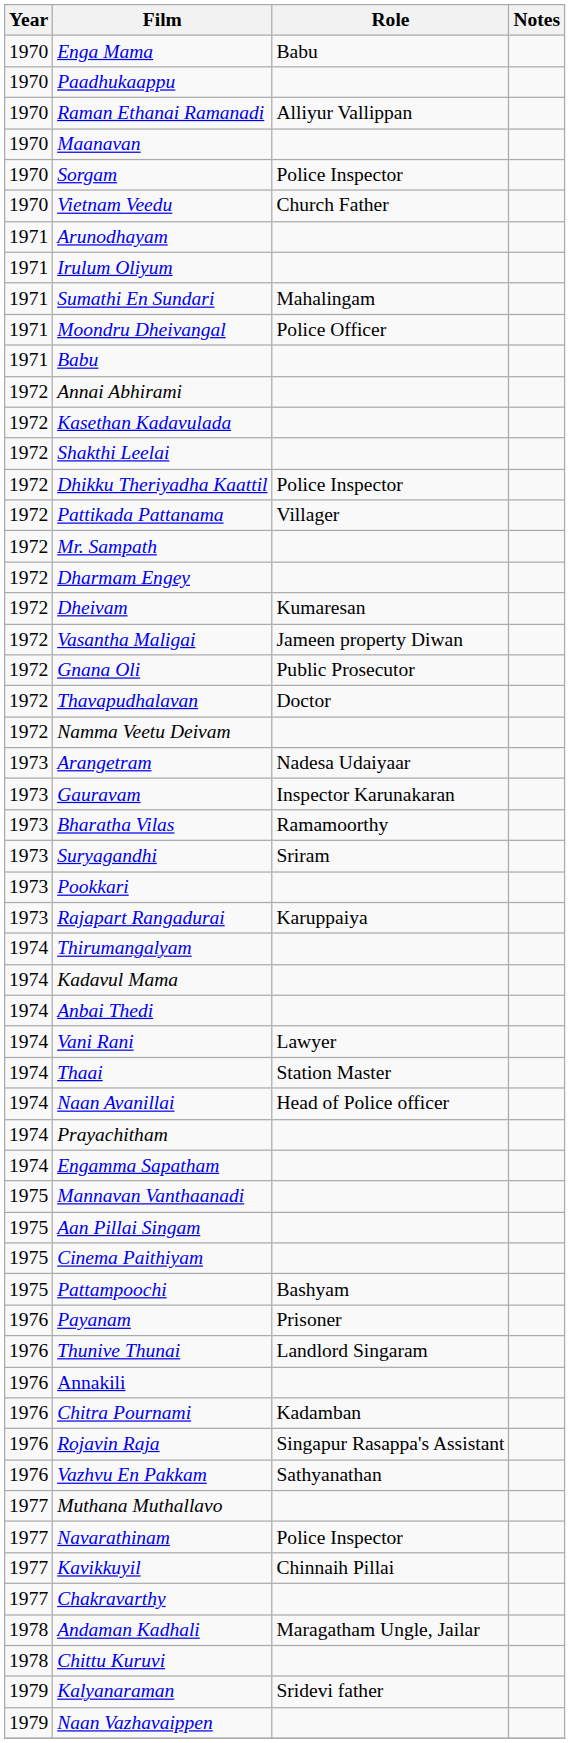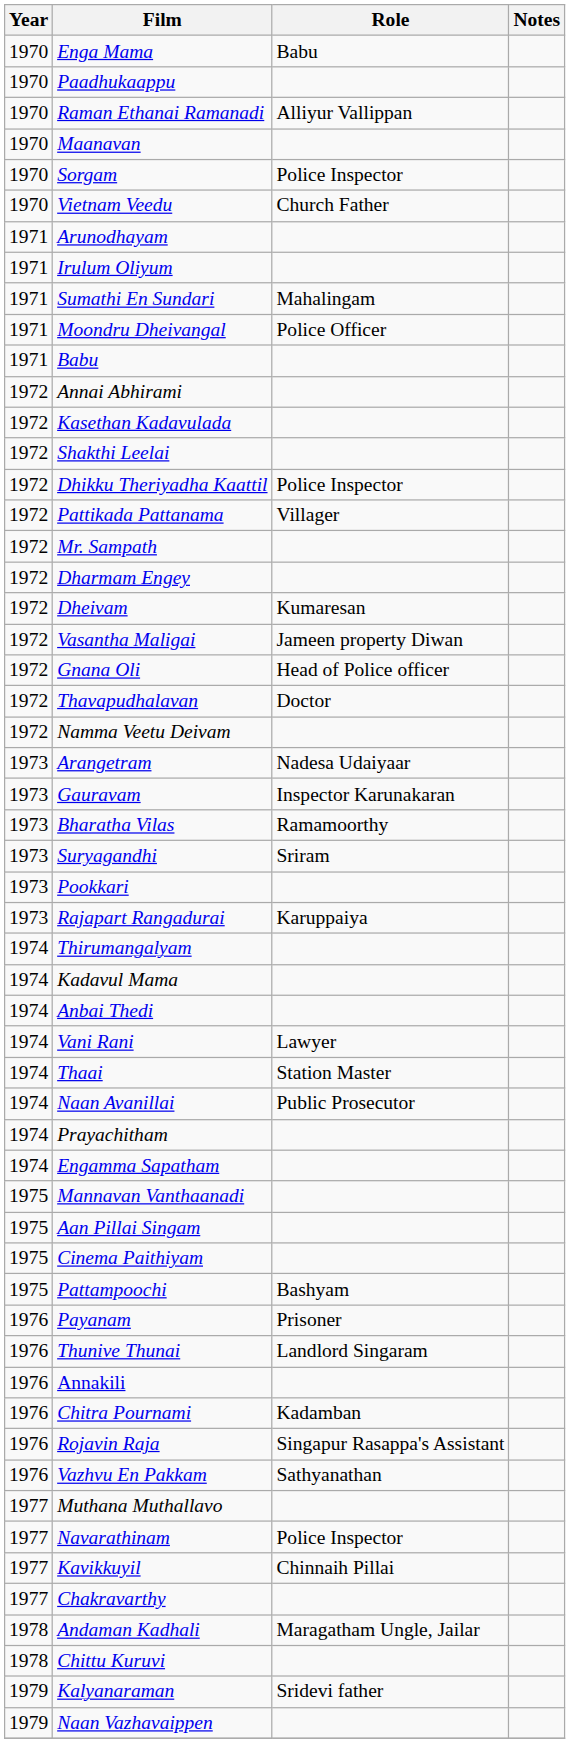(346, 670) Public Prosecutor -> (363, 670) Head of Police officer
(363, 1103) Head of Police officer -> (346, 1103) Public Prosecutor
